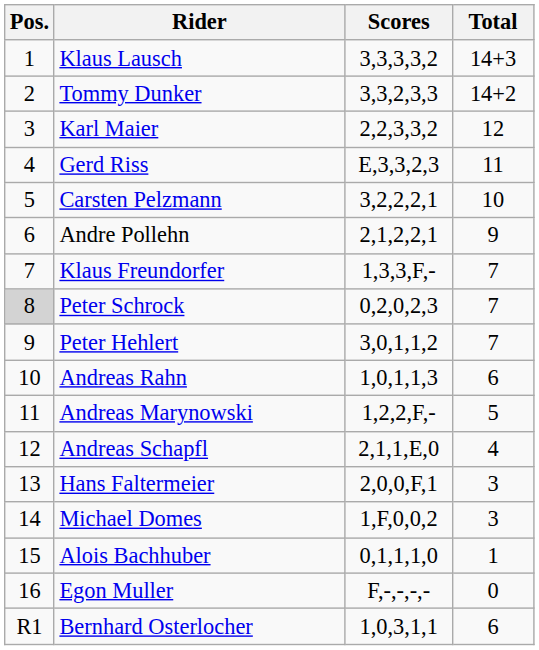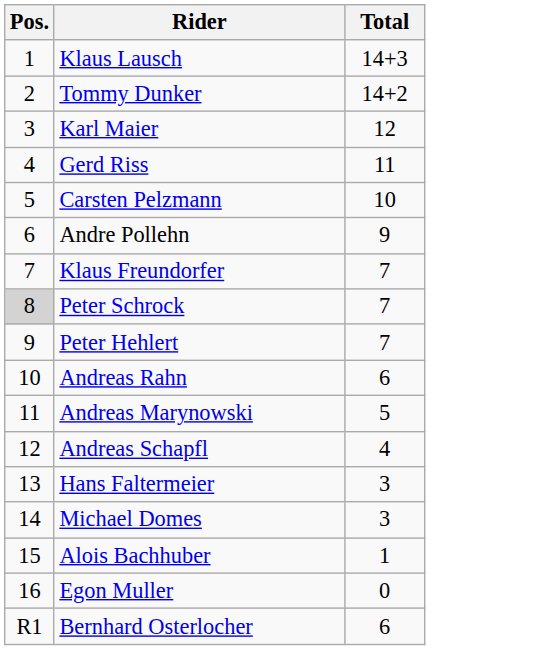- column: (399, 22)
